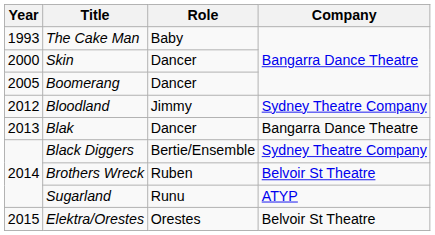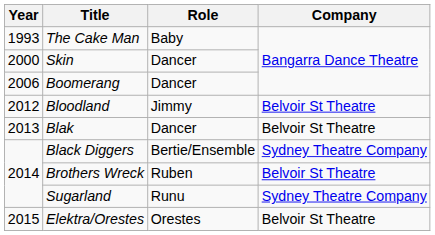(24, 83) 2005 -> (24, 83) 2006
(344, 106) Sydney Theatre Company -> (319, 106) Belvoir St Theatre
(340, 128) Bangarra Dance Theatre -> (319, 128) Belvoir St Theatre
(280, 196) ATYP -> (344, 196) Sydney Theatre Company
